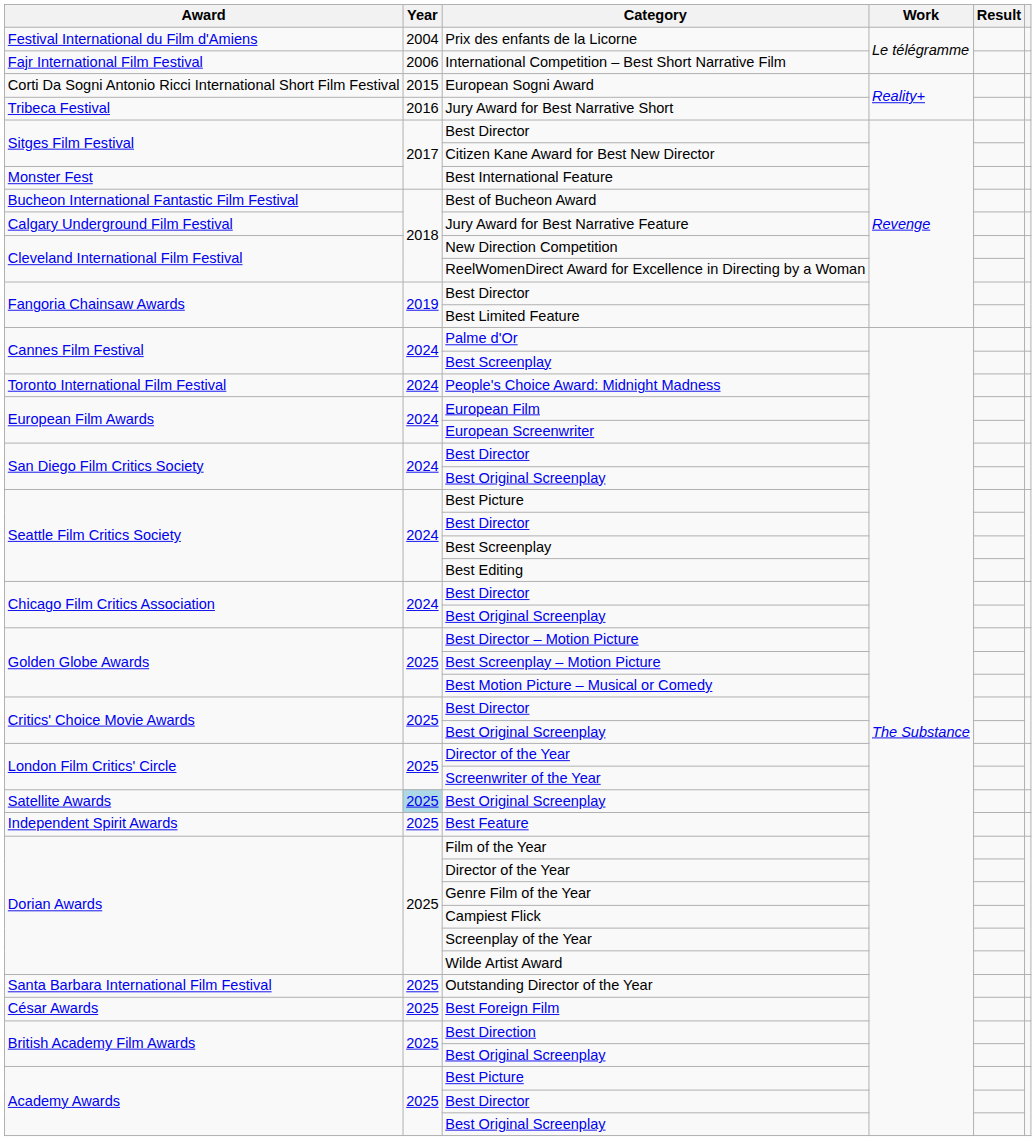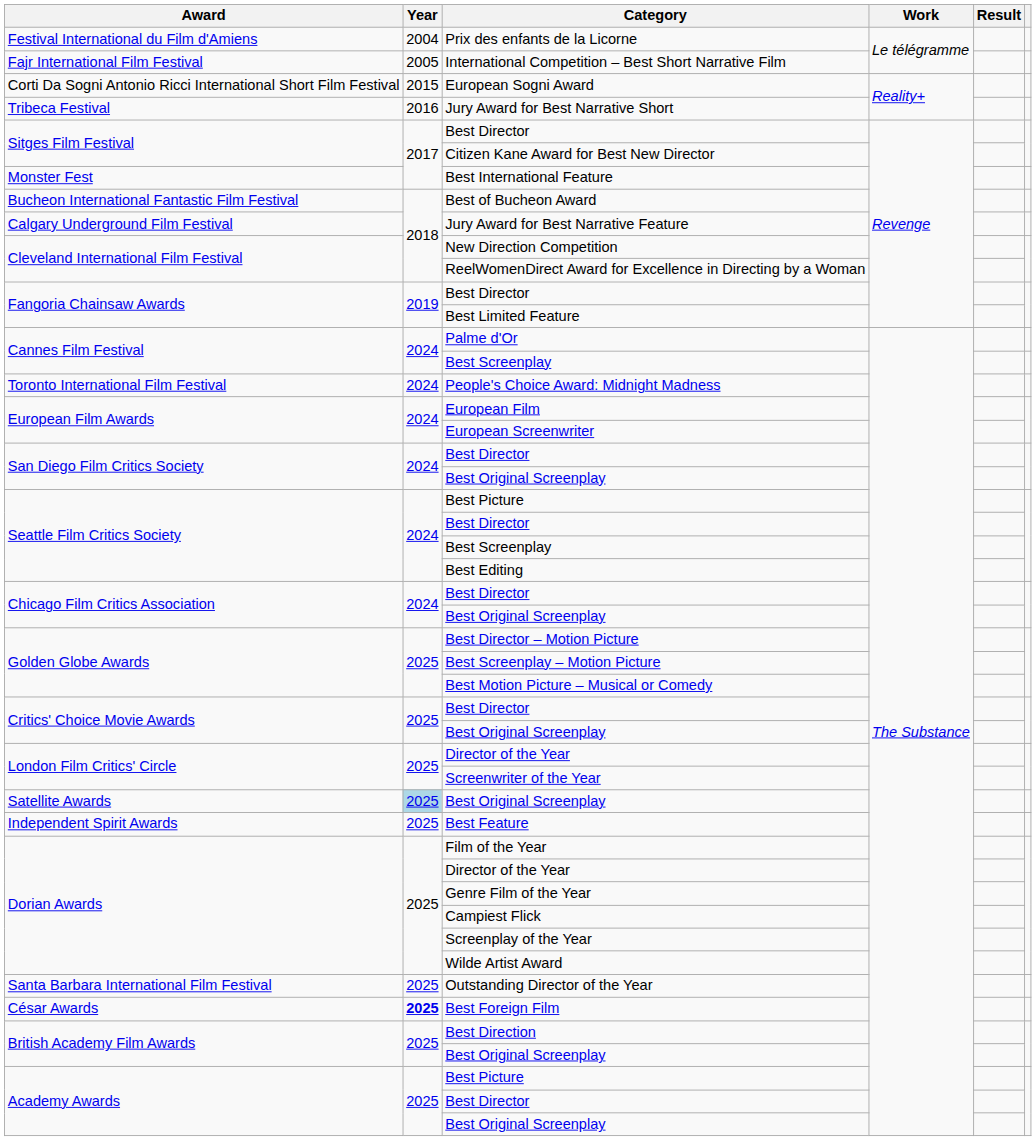(422, 62) 2006 -> (422, 62) 2005
(422, 1008) normal -> (422, 1008) bold
